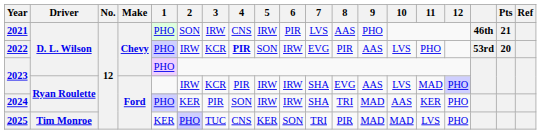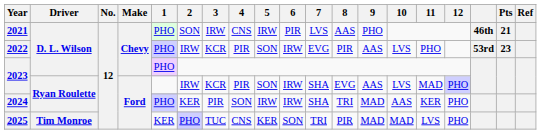(242, 49) bold -> (242, 49) normal
(506, 49) 20 -> (506, 49) 23
(267, 84) IRW -> (267, 84) SON
